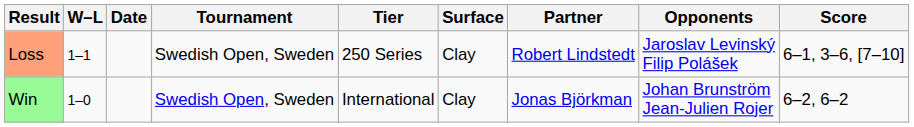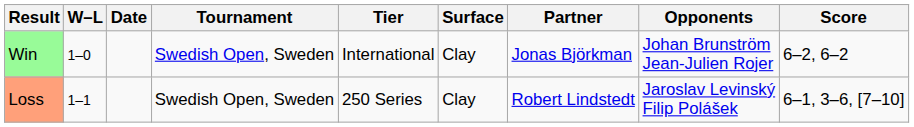rows swapped: (23, 99) <-> (26, 53)
